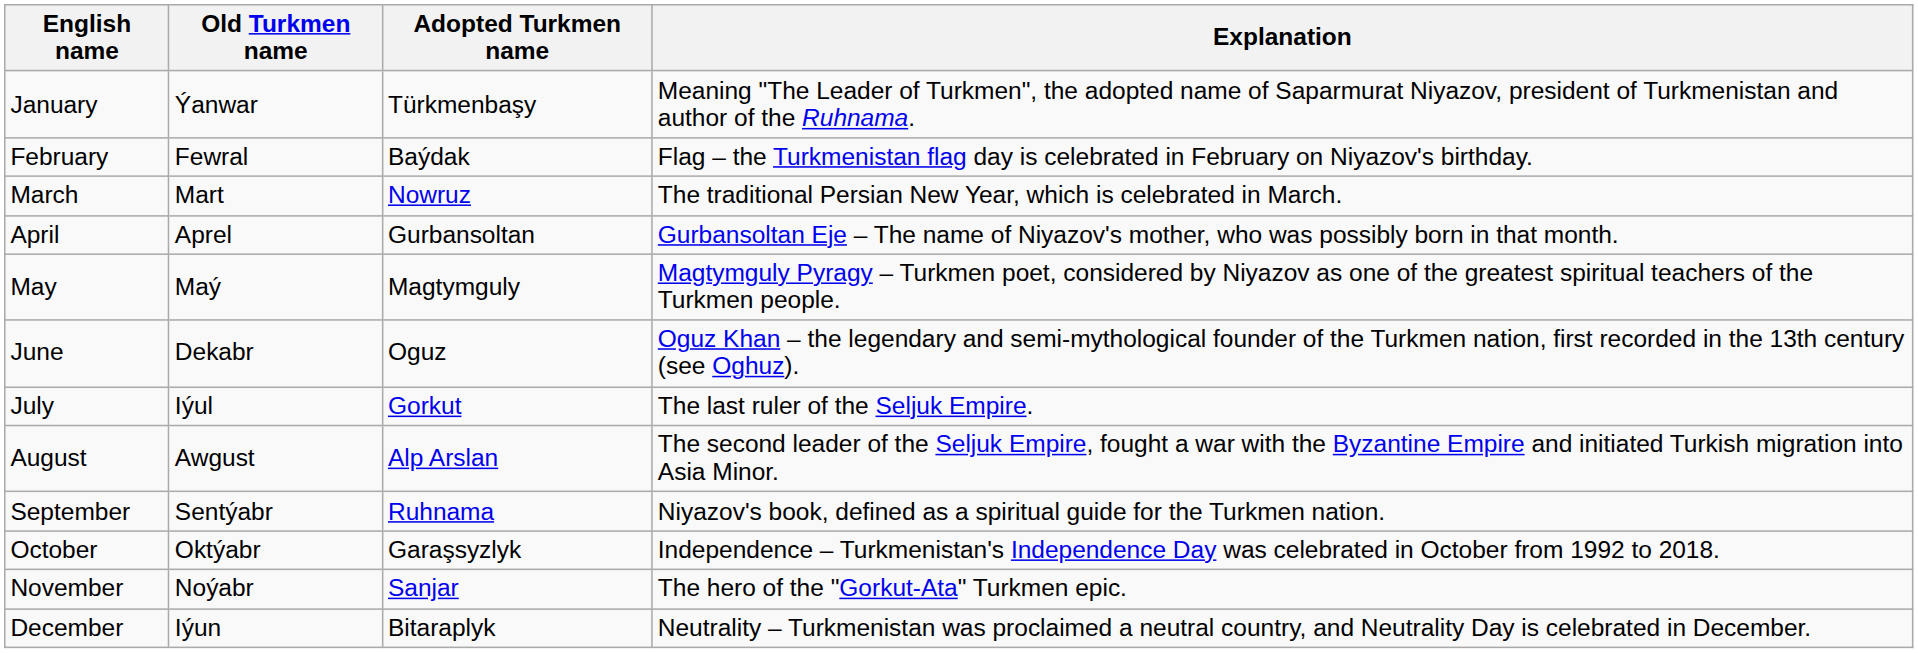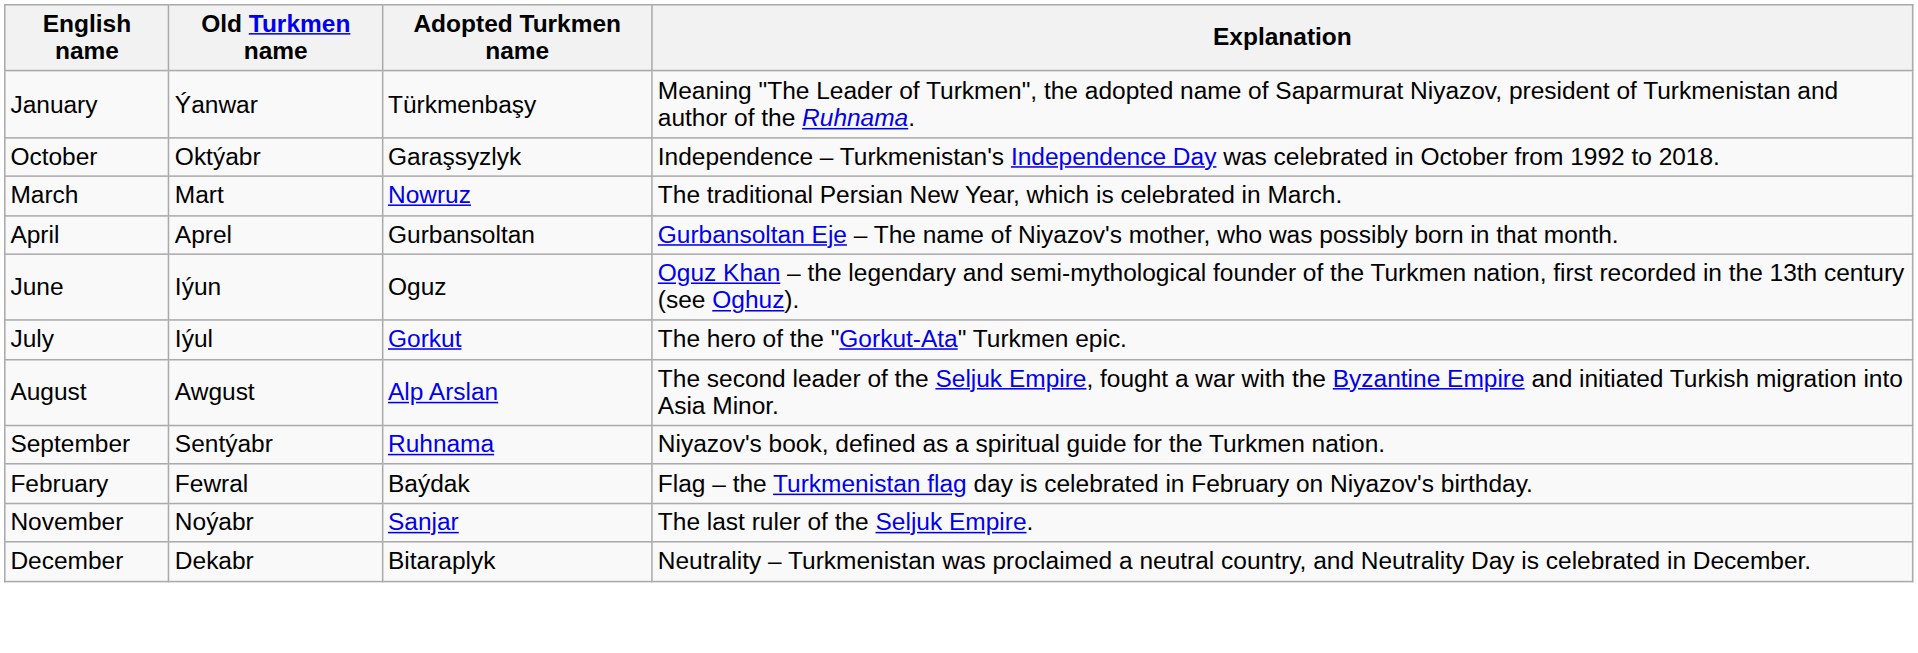rows swapped: (59, 156) <-> (54, 549)
- row: (34, 286)
(214, 353) Dekabr -> (198, 286) Iýun
(846, 405) The last ruler of the Seljuk Empire. -> (892, 339) The hero of the "Gorkut-Ata" Turkmen epic.
(892, 588) The hero of the "Gorkut-Ata" Turkmen epic. -> (846, 522) The last ruler of the Seljuk Empire.
(198, 627) Iýun -> (214, 561) Dekabr
